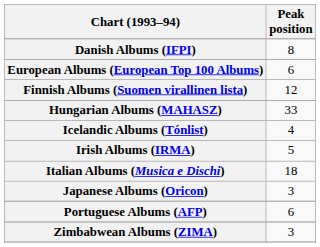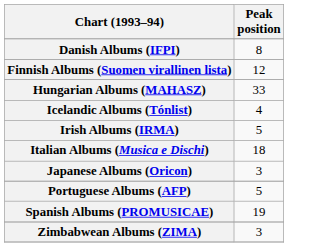- row: (135, 69)
(291, 211) 6 -> (259, 191) 5
+ row: (119, 211)
